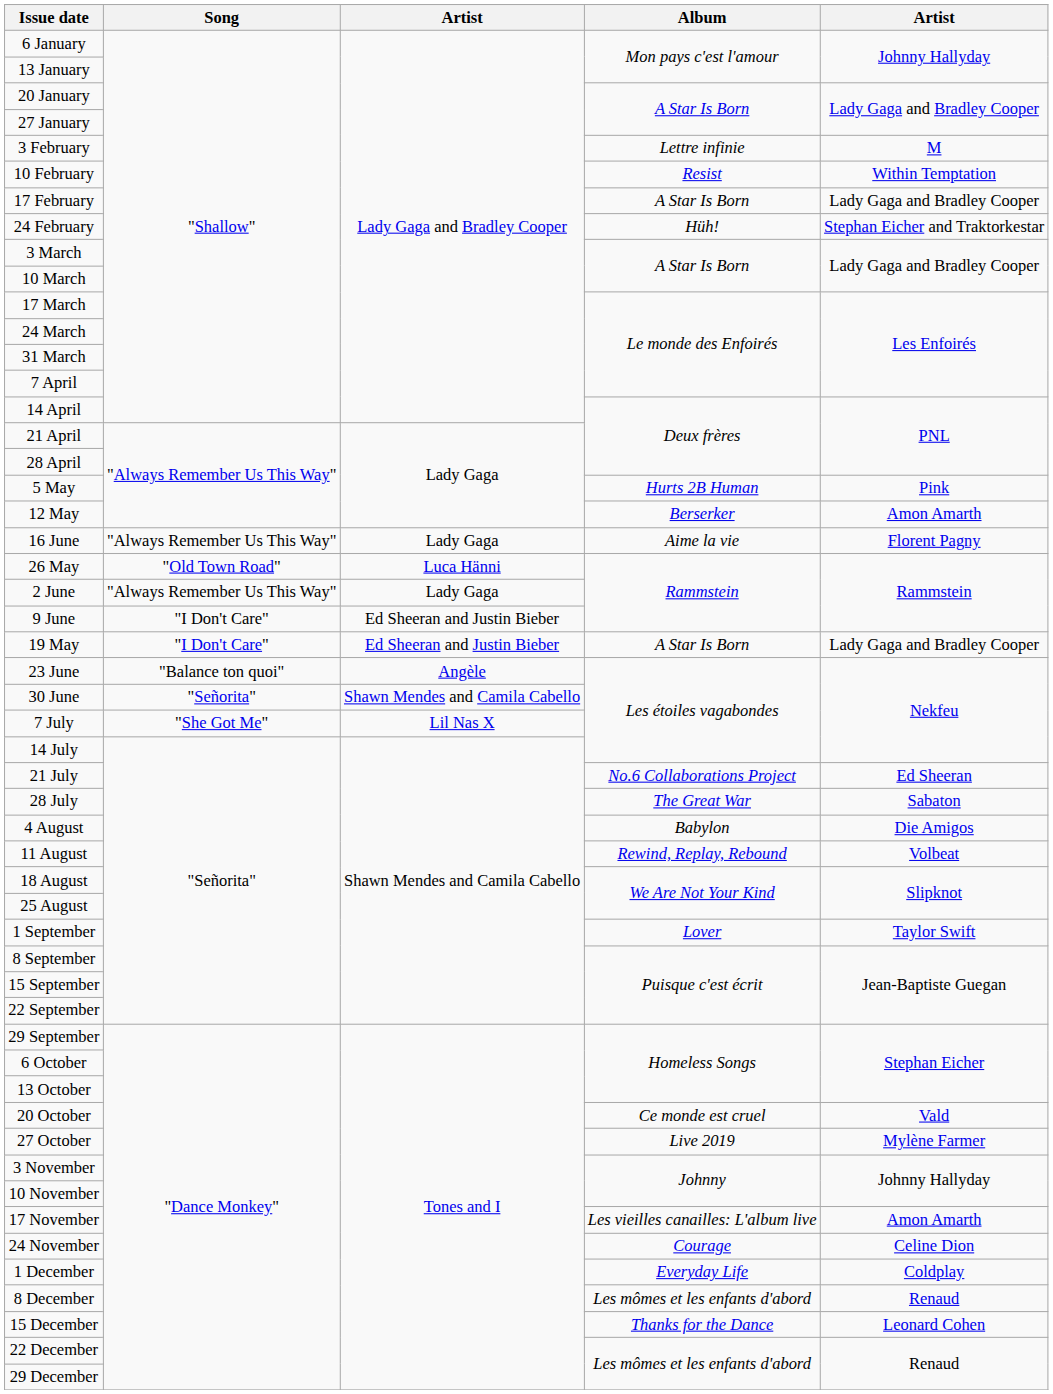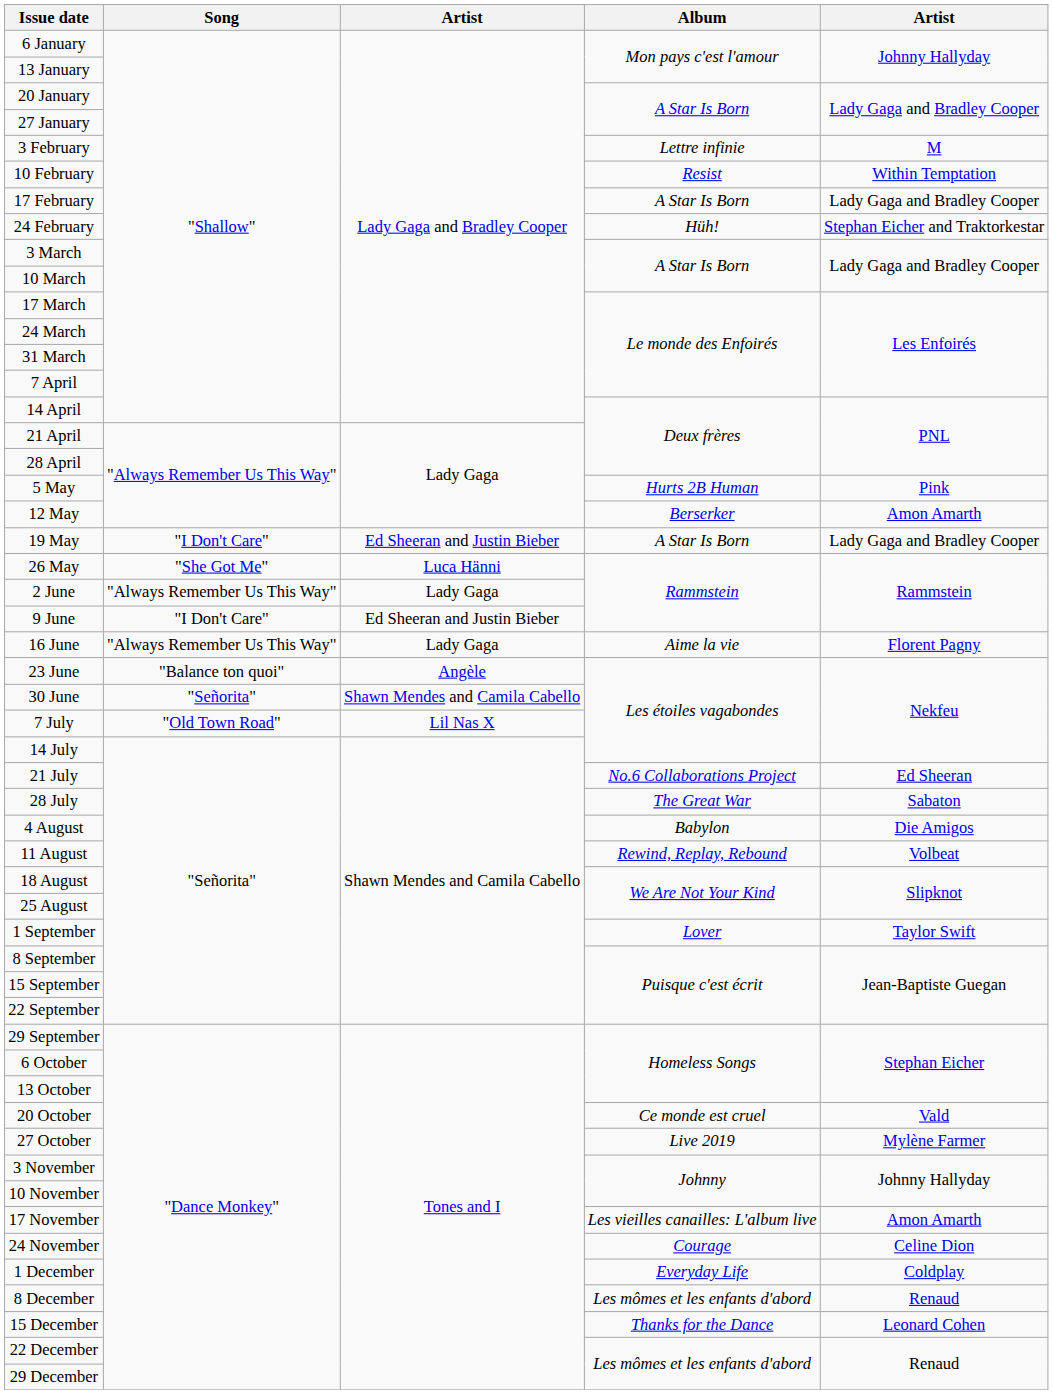rows swapped: (54, 644) <-> (54, 540)
(222, 566) "Old Town Road" -> (222, 566) "She Got Me"
(222, 723) "She Got Me" -> (222, 723) "Old Town Road"
